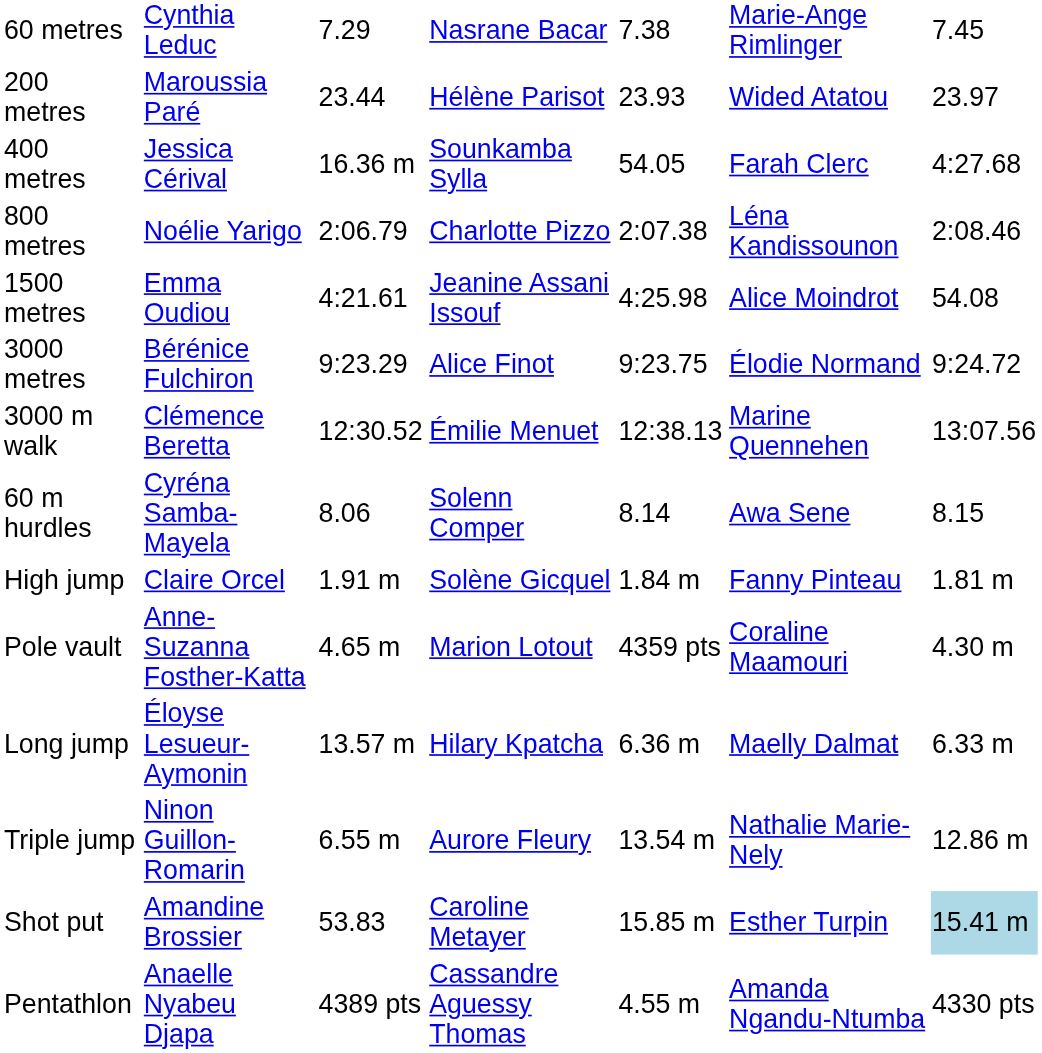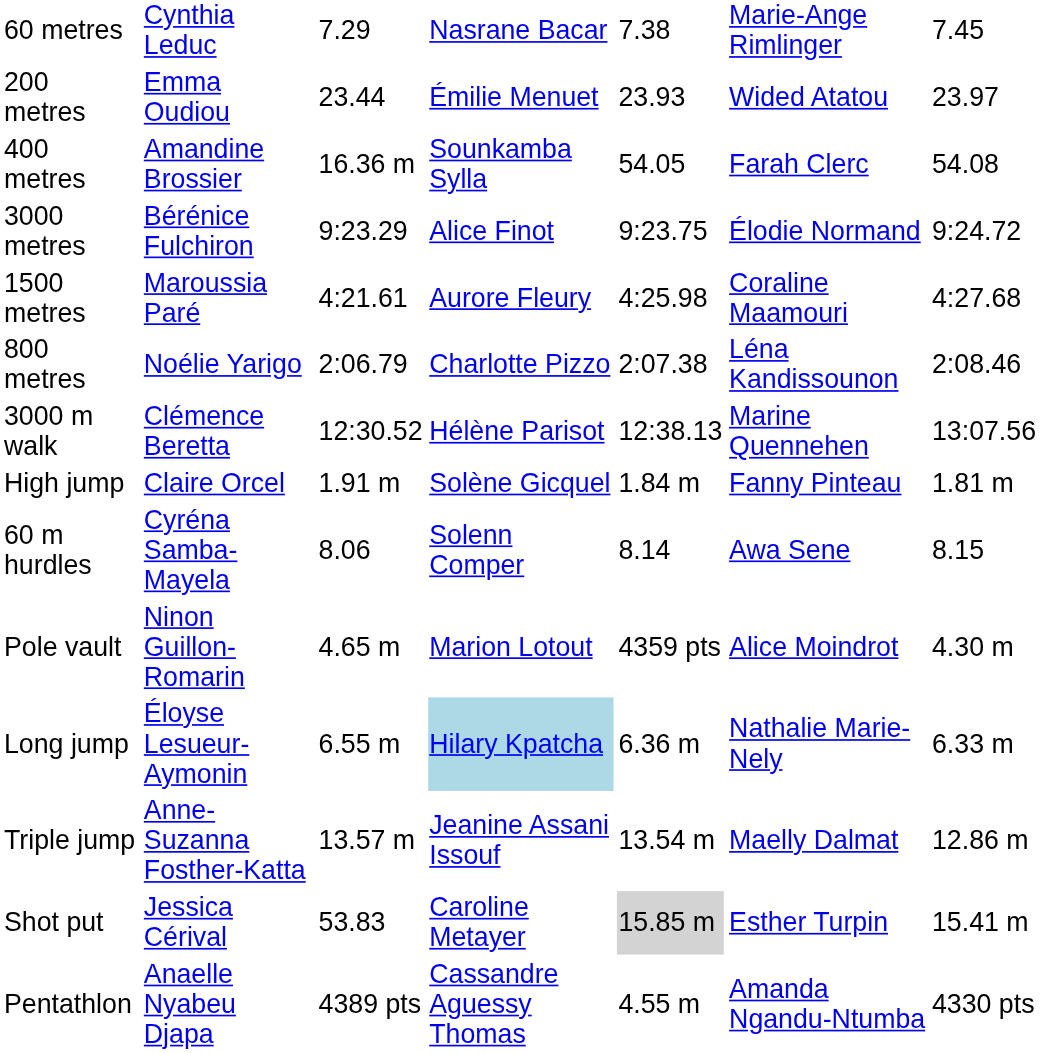(205, 97) Maroussia Paré -> (187, 97) Emma Oudiou
(517, 97) Hélène Parisot -> (514, 97) Émilie Menuet
(188, 164) Jessica Cérival -> (204, 164) Amandine Brossier
(977, 164) 4:27.68 -> (965, 164) 54.08
rows swapped: (45, 231) <-> (45, 364)
(187, 297) Emma Oudiou -> (205, 297) Maroussia Paré
(519, 297) Jeanine Assani Issouf -> (510, 297) Aurore Fleury
(814, 297) Alice Moindrot -> (789, 297) Coraline Maamouri
(965, 297) 54.08 -> (977, 297) 4:27.68
(514, 431) Émilie Menuet -> (517, 431) Hélène Parisot
rows swapped: (48, 513) <-> (64, 580)
(225, 646) Anne-Suzanna Fosther-Katta -> (194, 646) Ninon Guillon-Romarin
(789, 646) Coraline Maamouri -> (814, 646) Alice Moindrot
(367, 743) 13.57 m -> (359, 743) 6.55 m
(516, 743) no background -> (516, 743) lightblue background
(814, 743) Maelly Dalmat -> (820, 743) Nathalie Marie-Nely
(194, 840) Ninon Guillon-Romarin -> (225, 840) Anne-Suzanna Fosther-Katta
(359, 840) 6.55 m -> (367, 840) 13.57 m
(510, 840) Aurore Fleury -> (519, 840) Jeanine Assani Issouf
(820, 840) Nathalie Marie-Nely -> (814, 840) Maelly Dalmat
(204, 922) Amandine Brossier -> (188, 922) Jessica Cérival
(667, 922) no background -> (667, 922) lightgrey background
(980, 922) lightblue background -> (980, 922) no background
